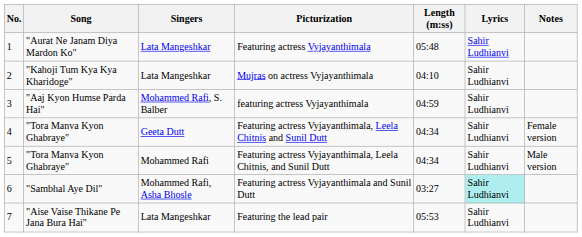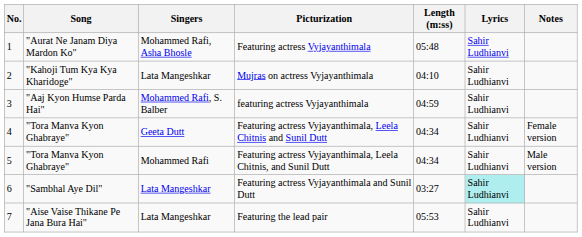(176, 47) Lata Mangeshkar -> (176, 47) Mohammed Rafi, Asha Bhosle
(176, 189) Mohammed Rafi, Asha Bhosle -> (176, 189) Lata Mangeshkar
